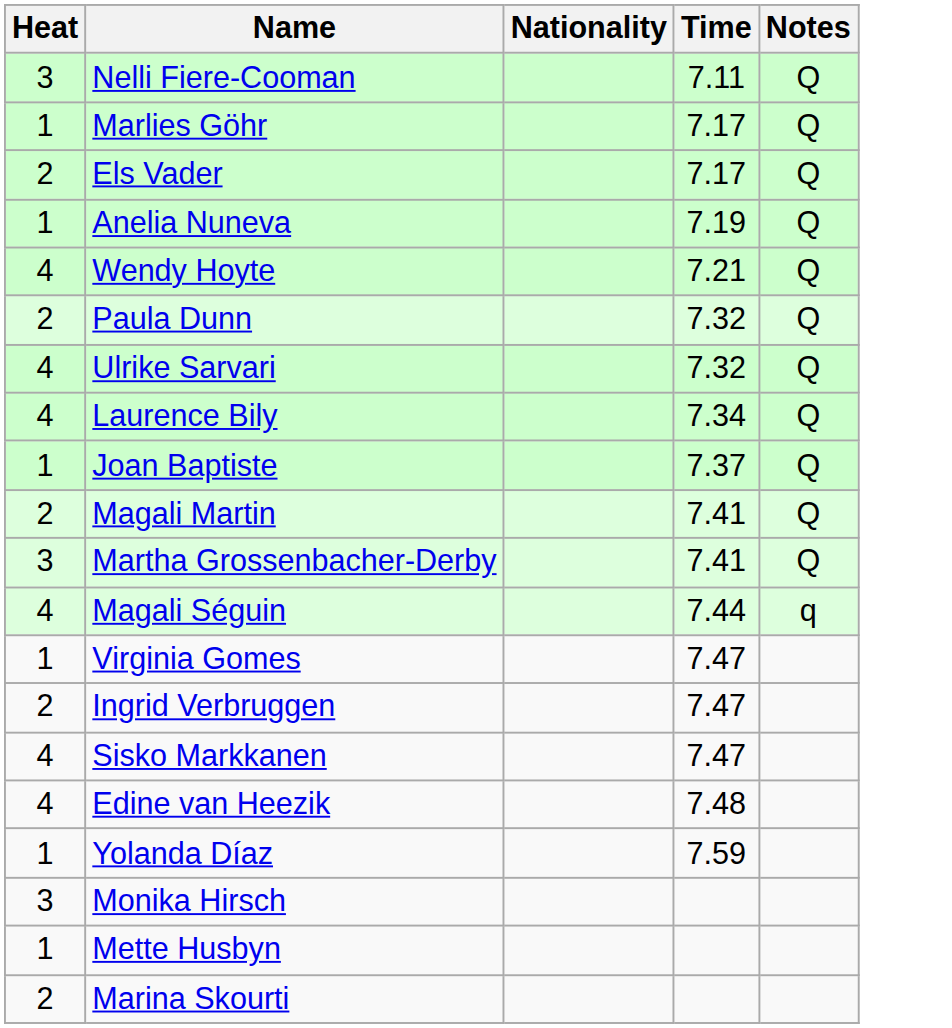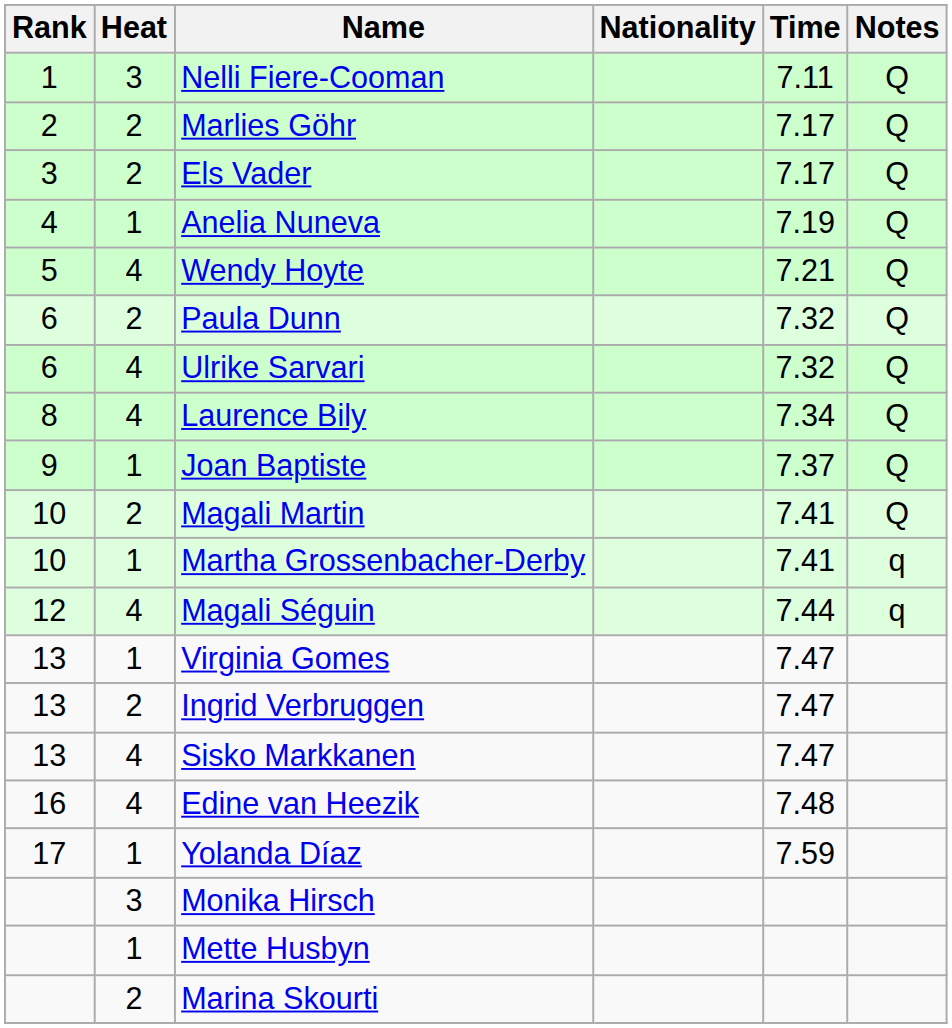+ column: (49, 28)
(45, 125) 1 -> (134, 125) 2
(45, 561) 3 -> (134, 561) 1
(808, 561) Q -> (897, 561) q
